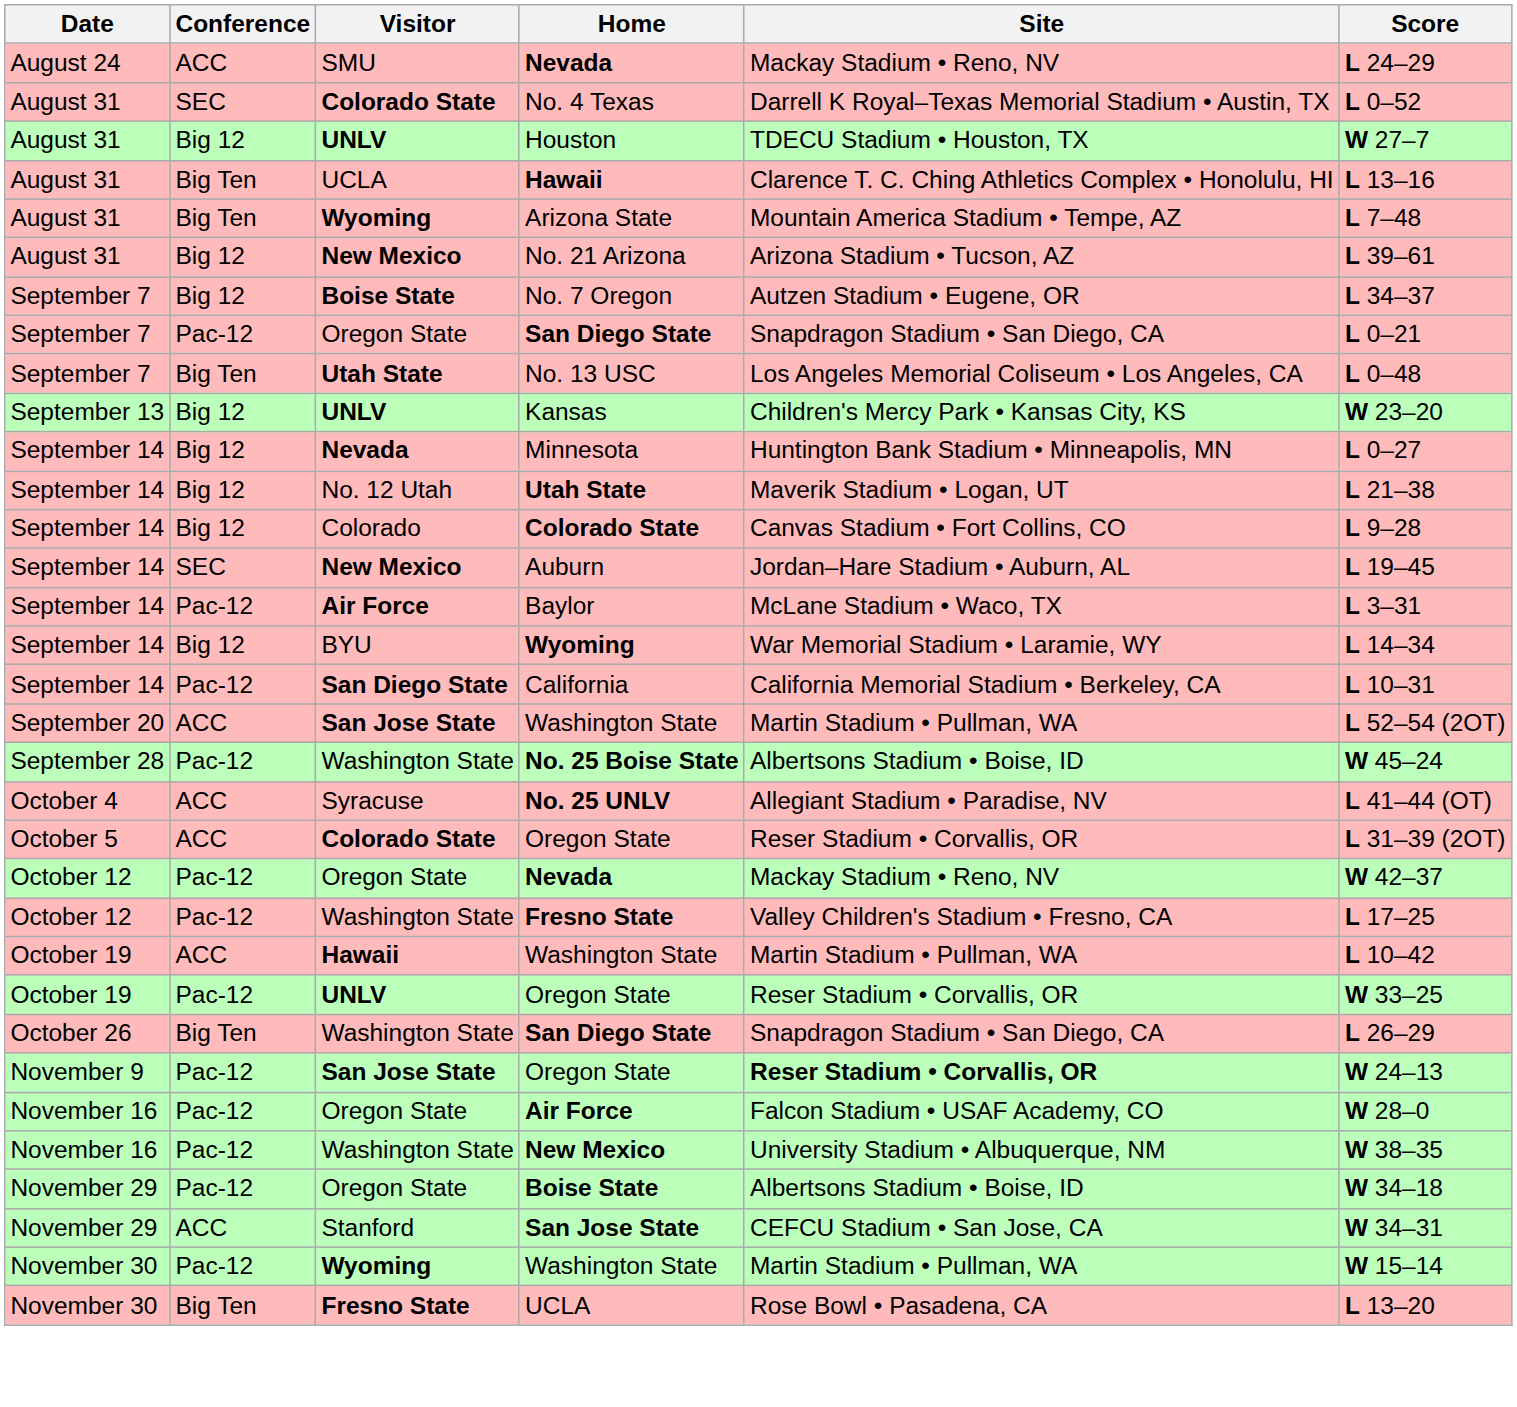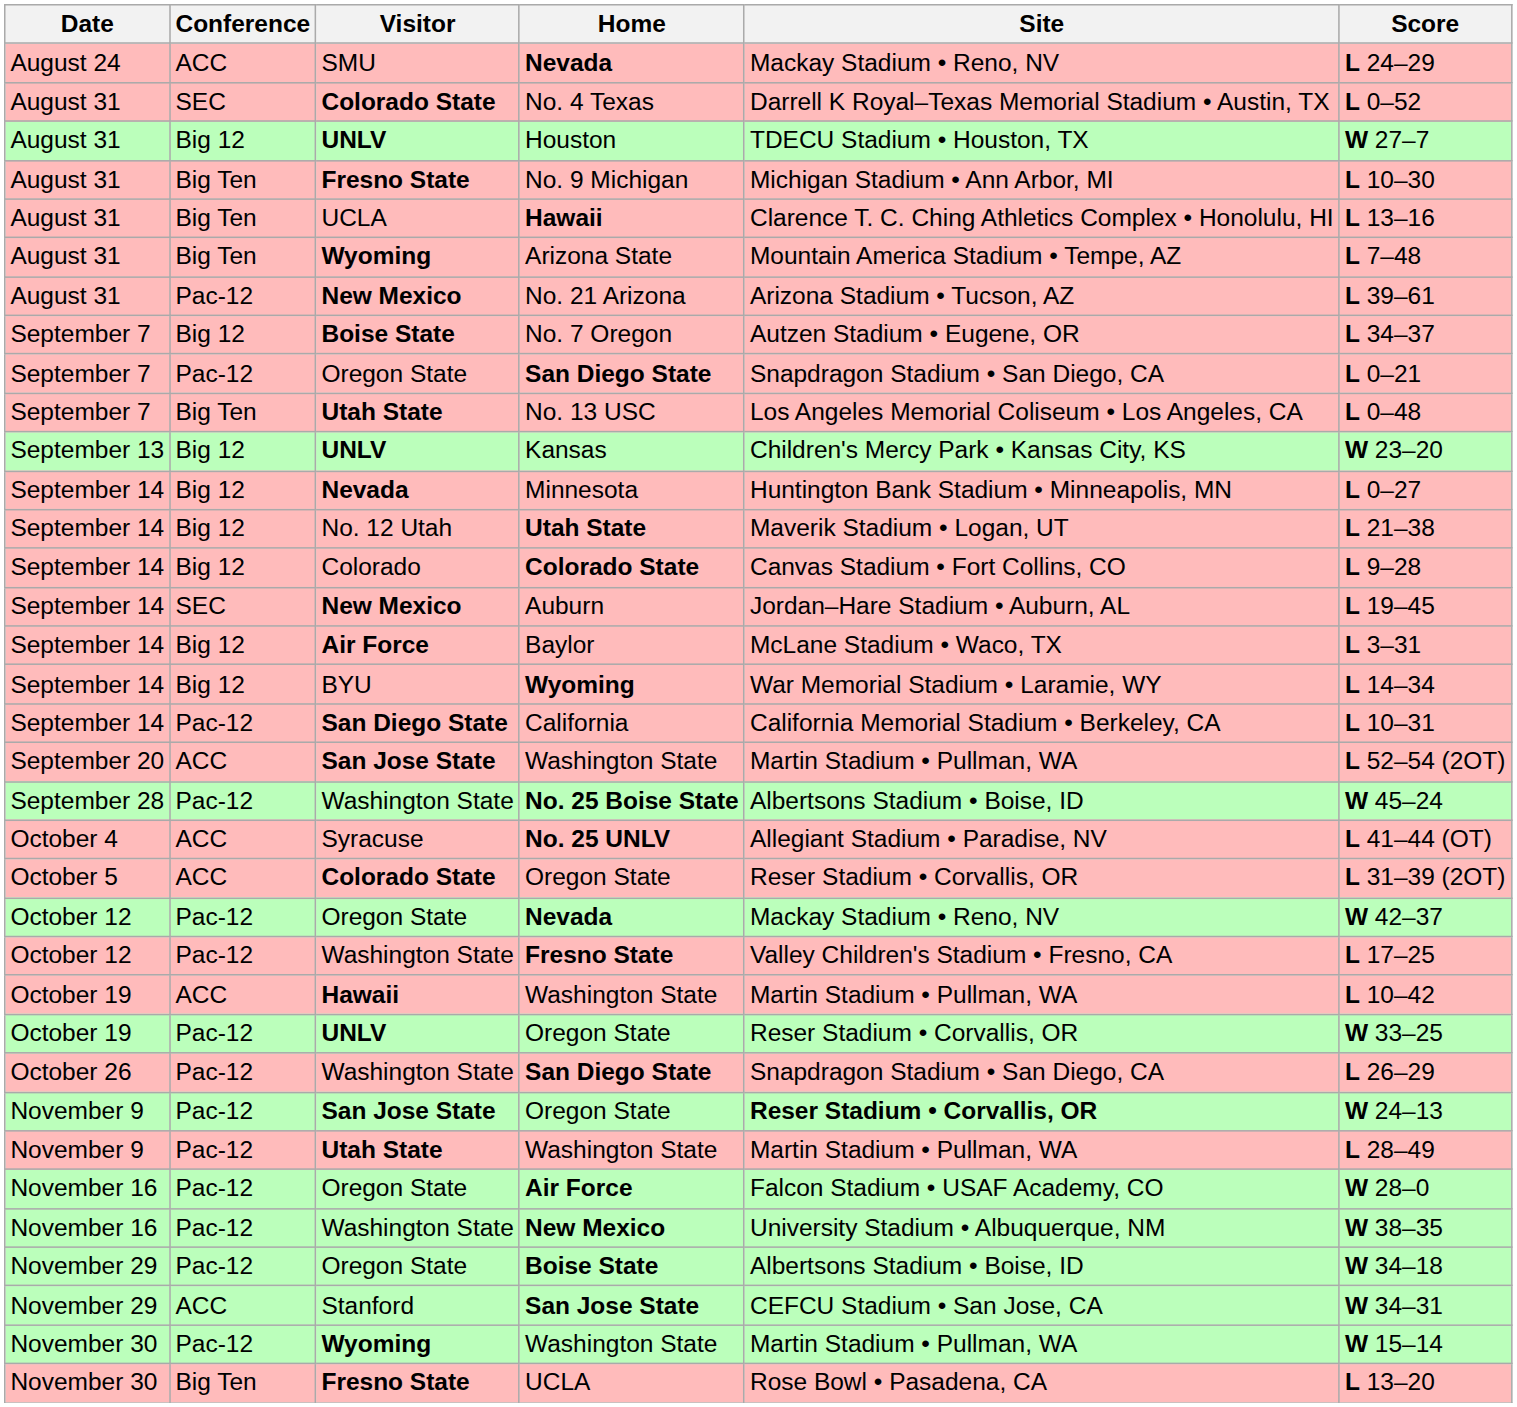+ row: (396, 179)
(210, 256) Big 12 -> (214, 295) Pac-12
(214, 606) Pac-12 -> (210, 645) Big 12
(216, 1033) Big Ten -> (214, 1072) Pac-12
+ row: (382, 1149)
